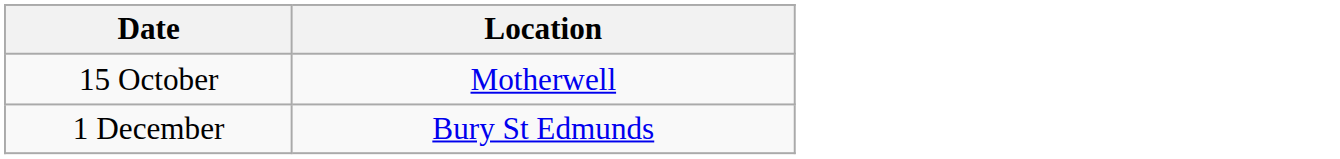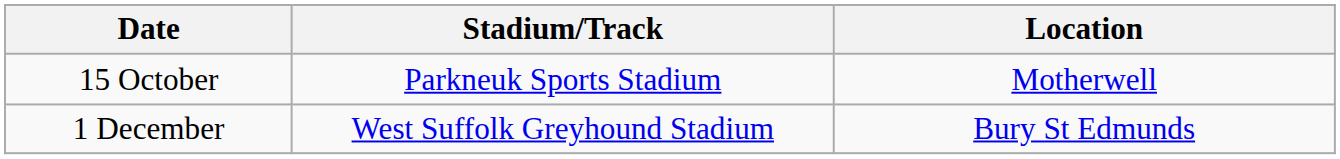+ column: (563, 29)
